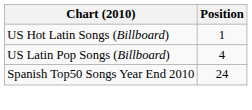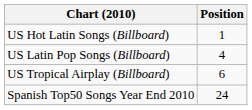+ row: (88, 74)
